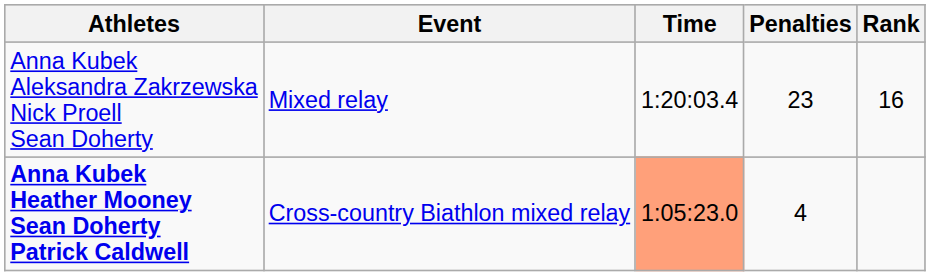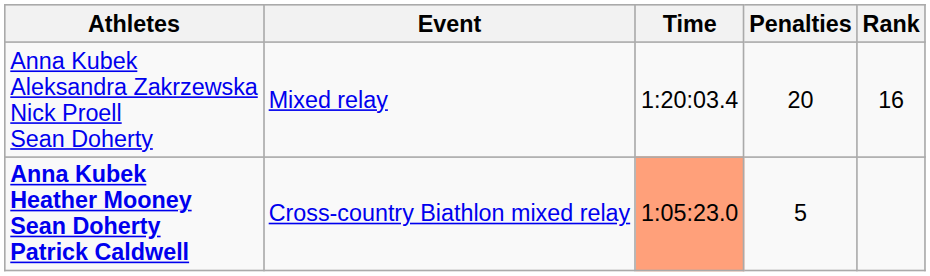(800, 99) 23 -> (800, 99) 20
(800, 214) 4 -> (800, 214) 5
